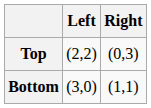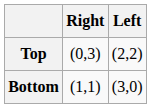columns swapped: (82, 20) <-> (123, 20)
